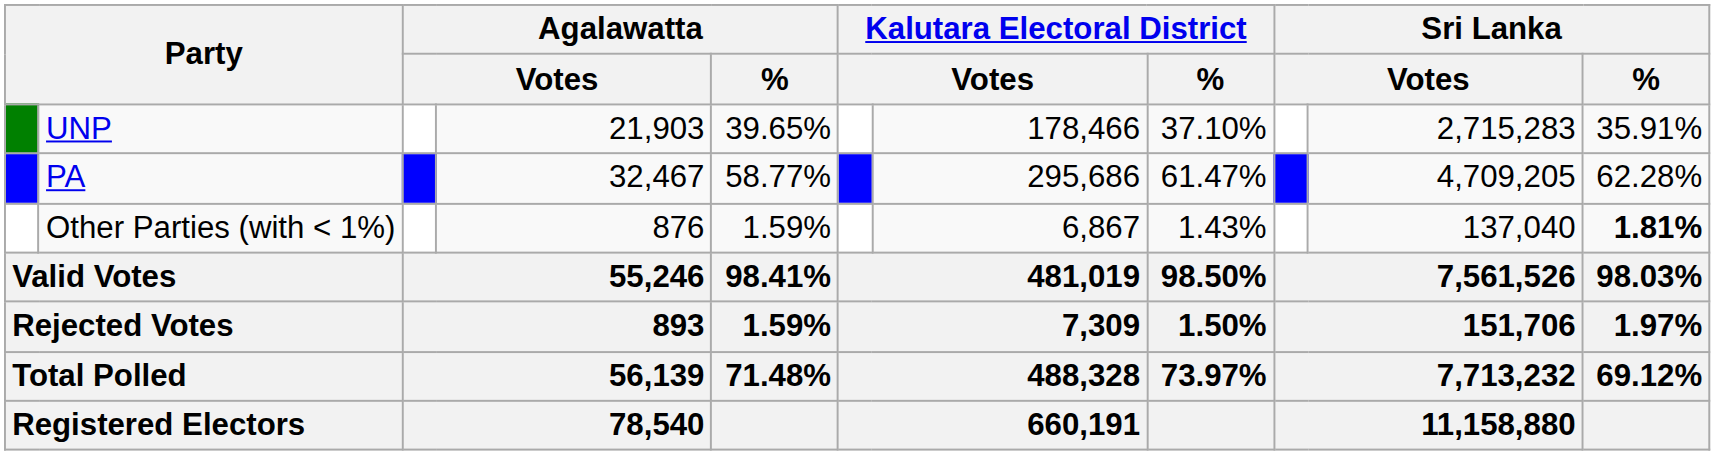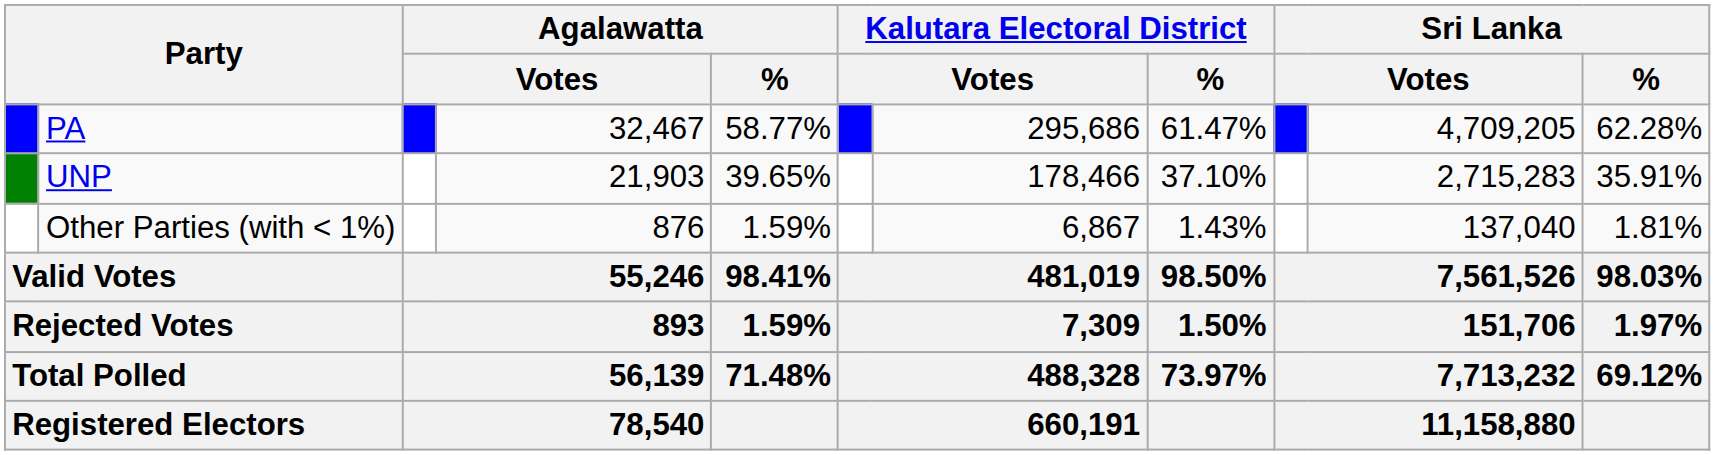rows swapped: (66, 177) <-> (79, 128)
(1658, 227) bold -> (1658, 227) normal
